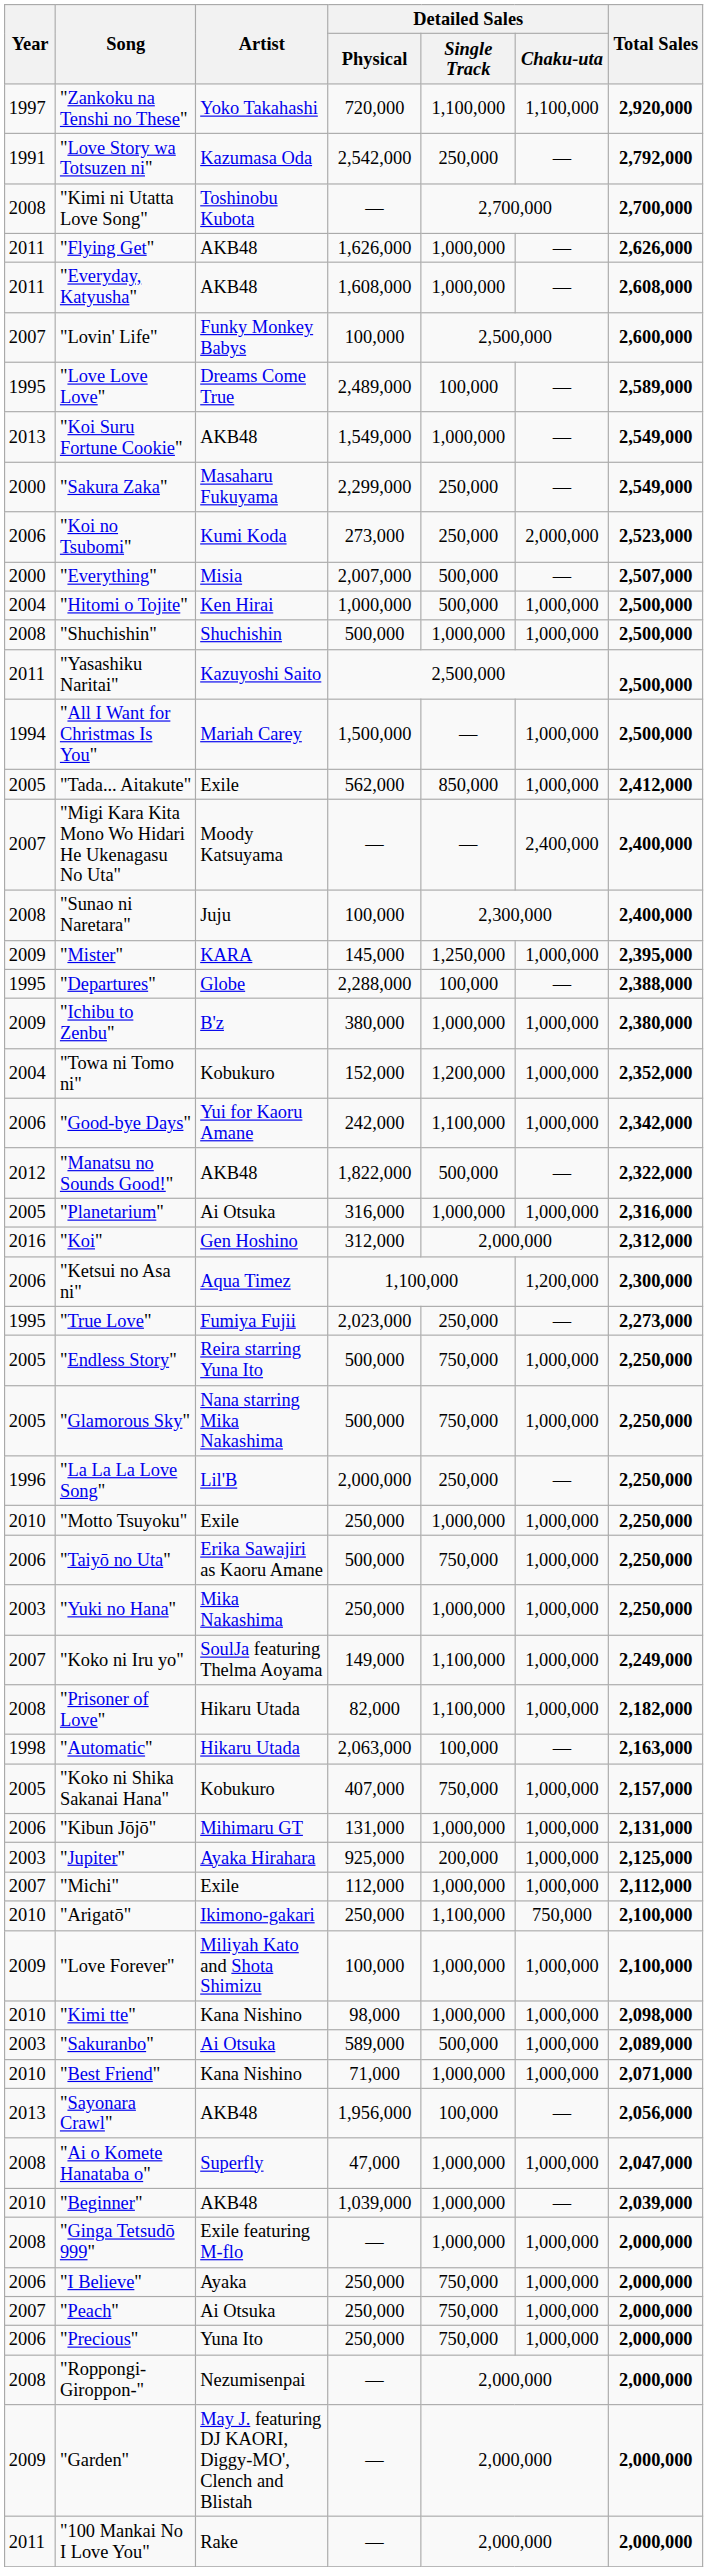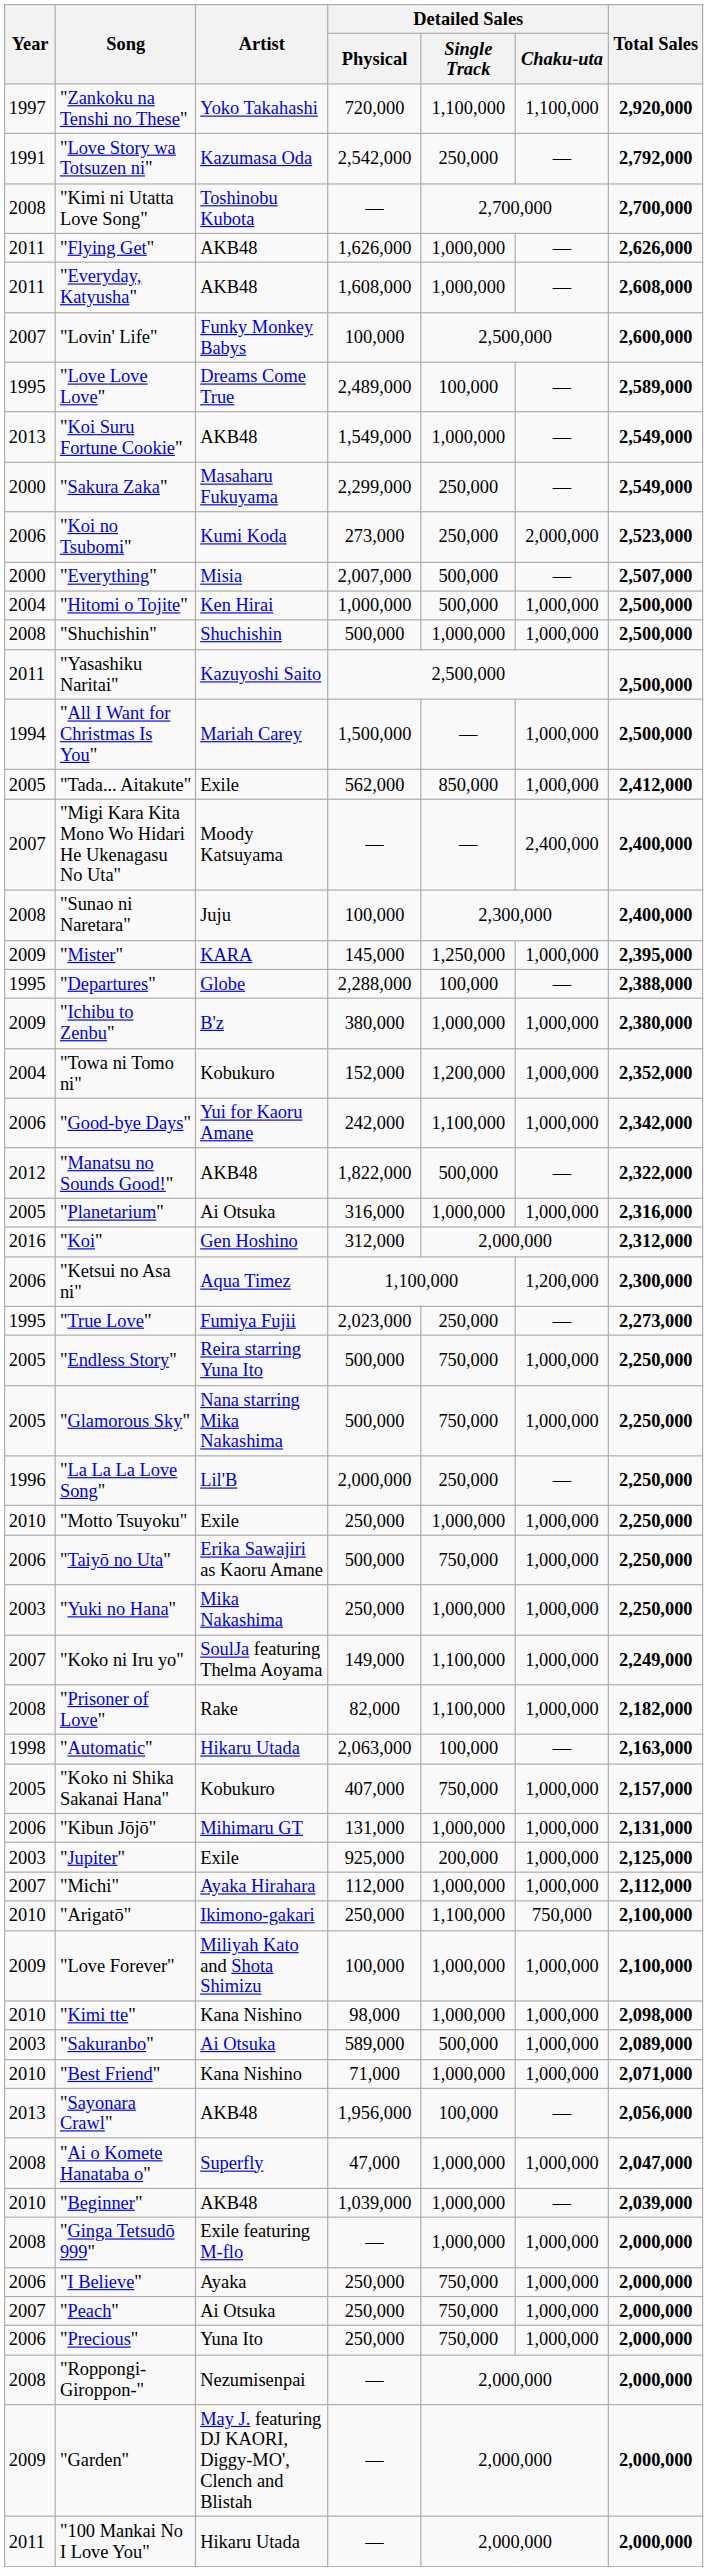(250, 1709) Hikaru Utada -> (219, 1709) Rake
(258, 1857) Ayaka Hirahara -> (220, 1857) Exile
(220, 1886) Exile -> (258, 1886) Ayaka Hirahara
(219, 2541) Rake -> (250, 2541) Hikaru Utada
